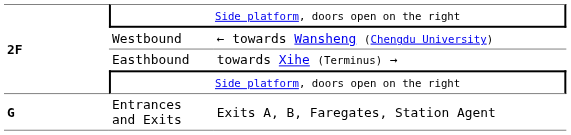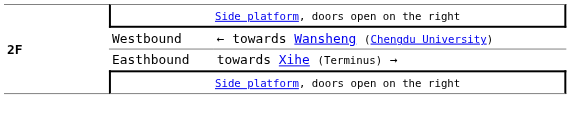- row: (147, 112)
